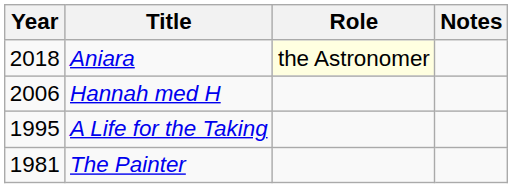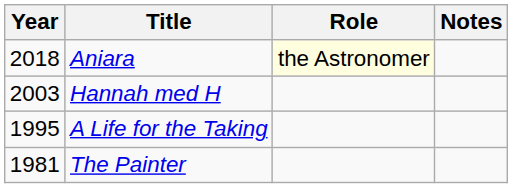(35, 93) 2006 -> (35, 93) 2003
